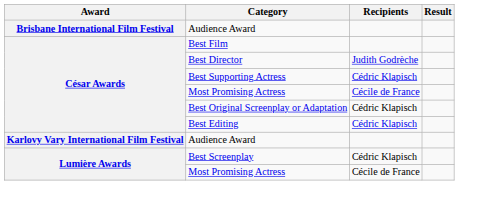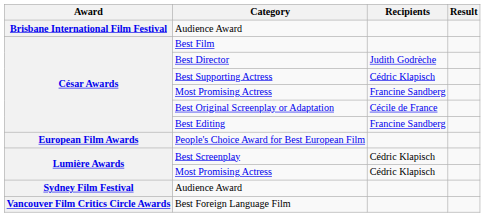(386, 92) Cécile de France -> (408, 92) Francine Sandberg
(385, 108) Cédric Klapisch -> (404, 108) Cécile de France
(385, 124) Cédric Klapisch -> (408, 124) Francine Sandberg
+ row: (88, 140)
- row: (95, 140)
(386, 172) Cécile de France -> (402, 172) Cédric Klapisch
+ row: (88, 188)
+ row: (88, 204)
